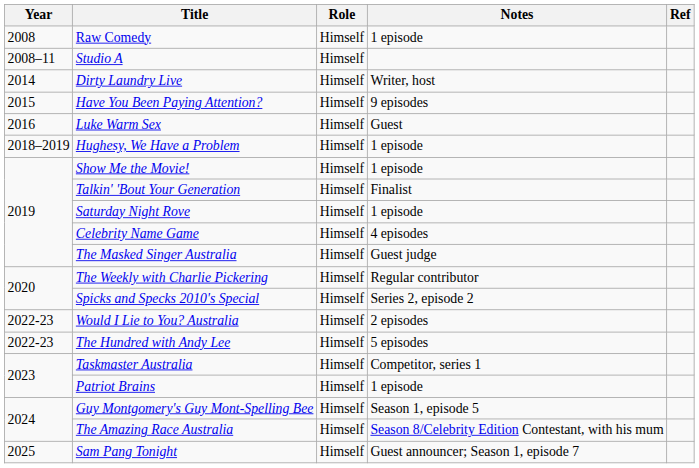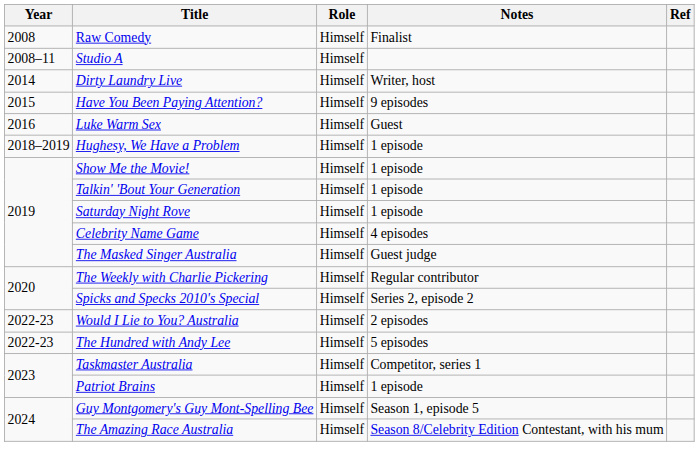(397, 37) 1 episode -> (391, 37) Finalist
(391, 189) Finalist -> (397, 189) 1 episode
- row: (126, 451)
